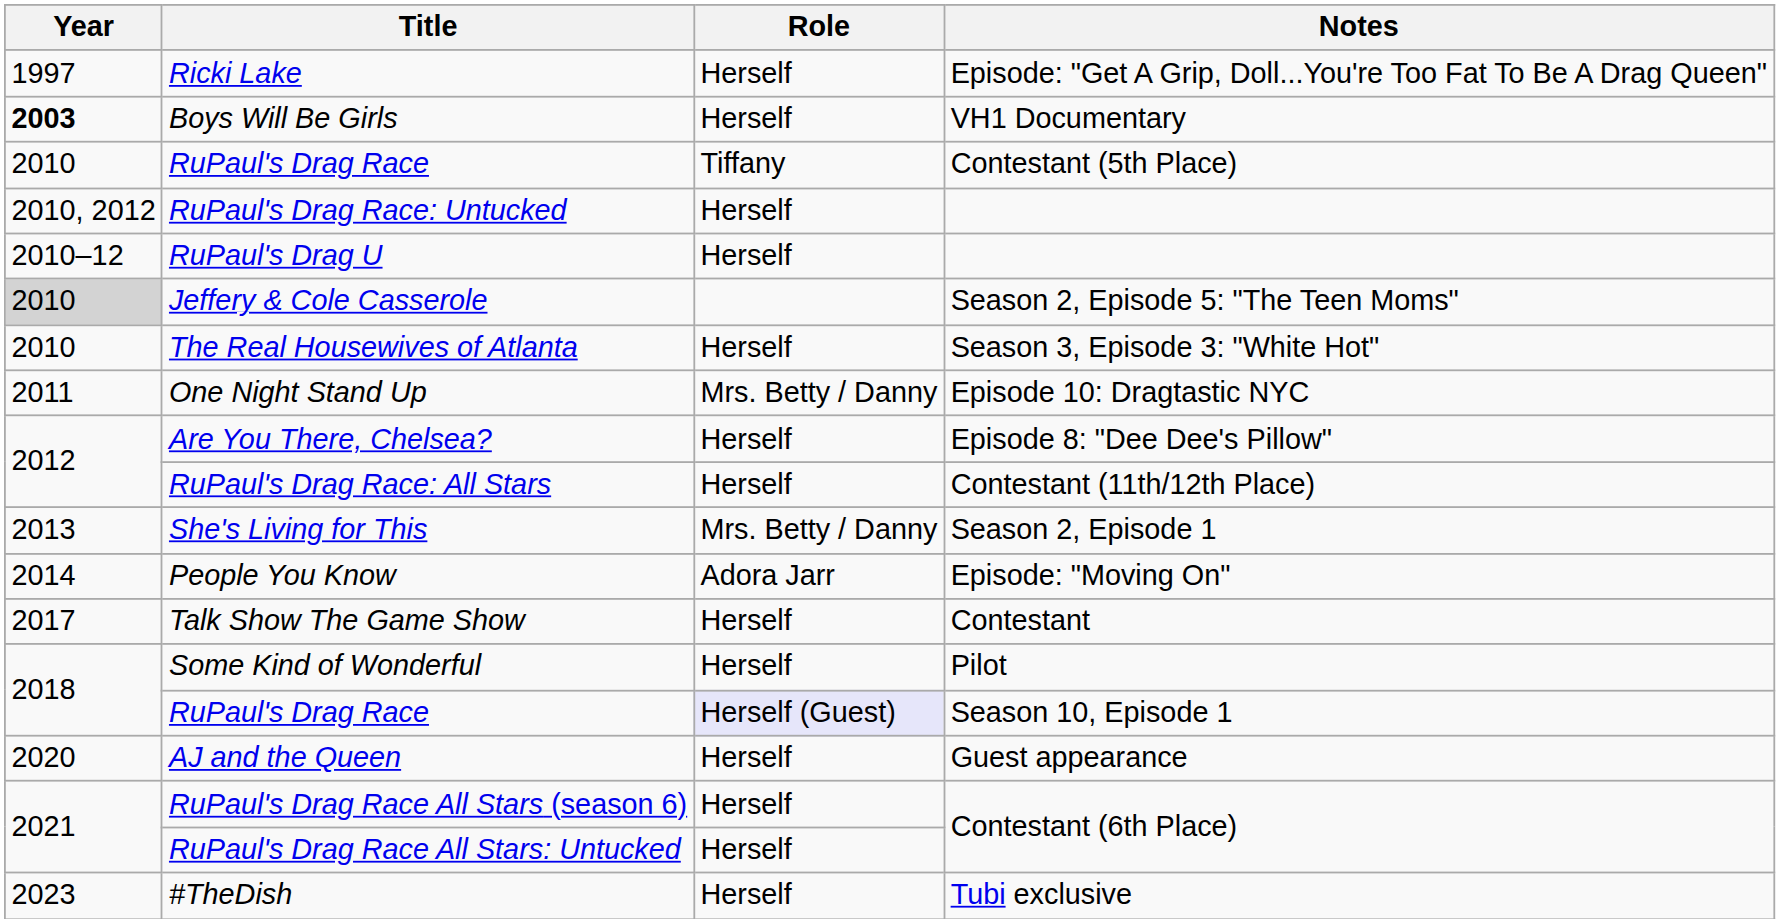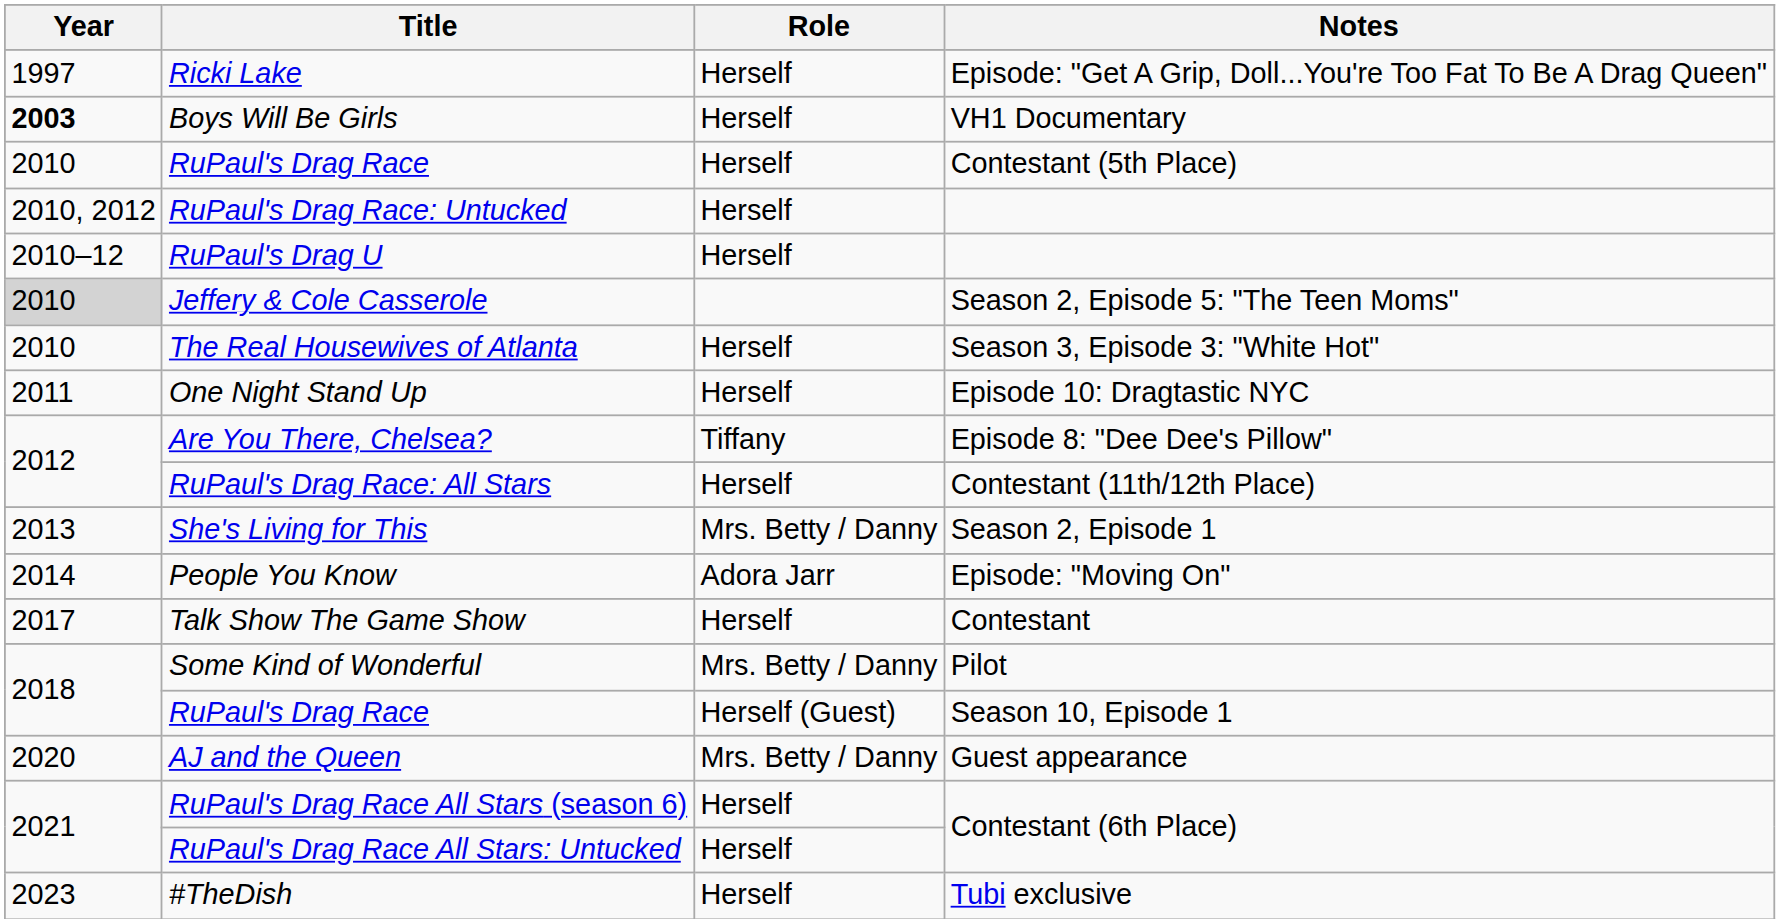(743, 164) Tiffany -> (746, 164) Herself
(819, 392) Mrs. Betty / Danny -> (746, 392) Herself
(746, 438) Herself -> (743, 438) Tiffany
(746, 666) Herself -> (819, 666) Mrs. Betty / Danny
(798, 712) lavender background -> (798, 712) no background
(746, 758) Herself -> (819, 758) Mrs. Betty / Danny
